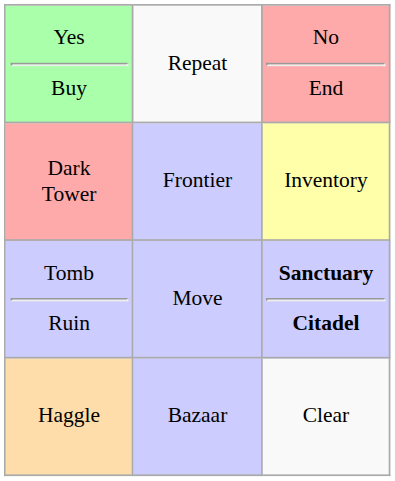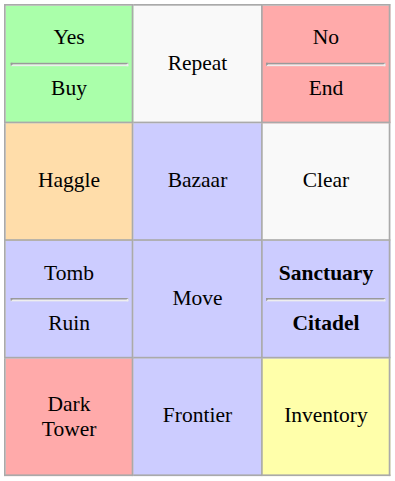rows swapped: (69, 416) <-> (69, 180)
